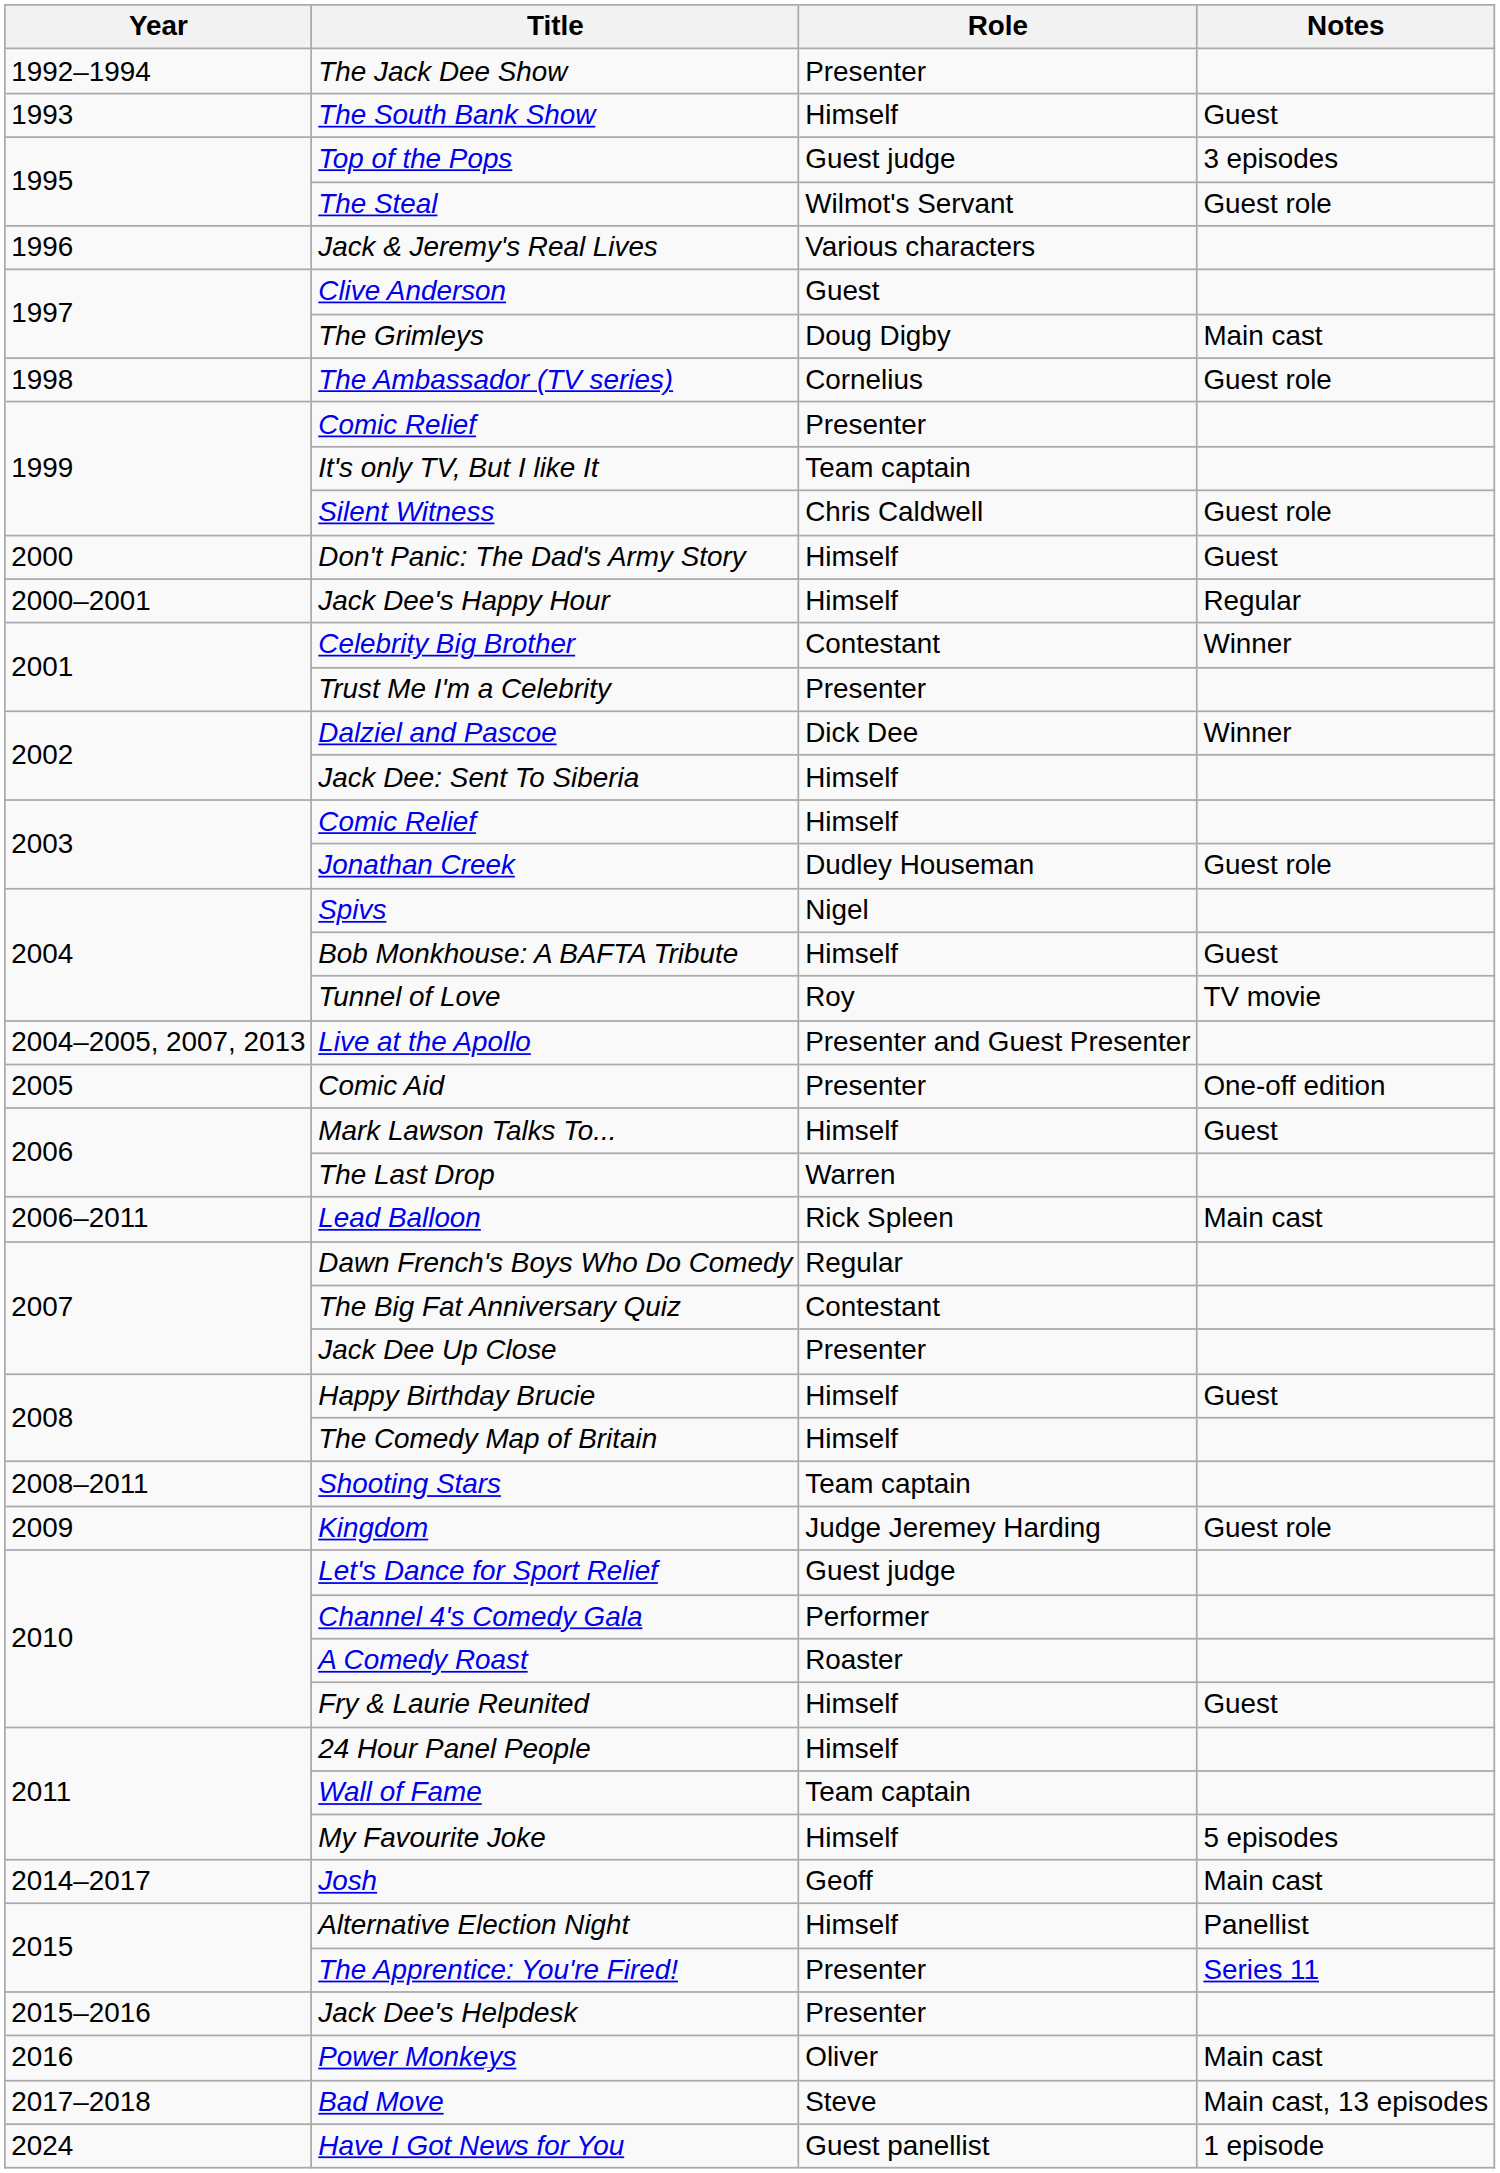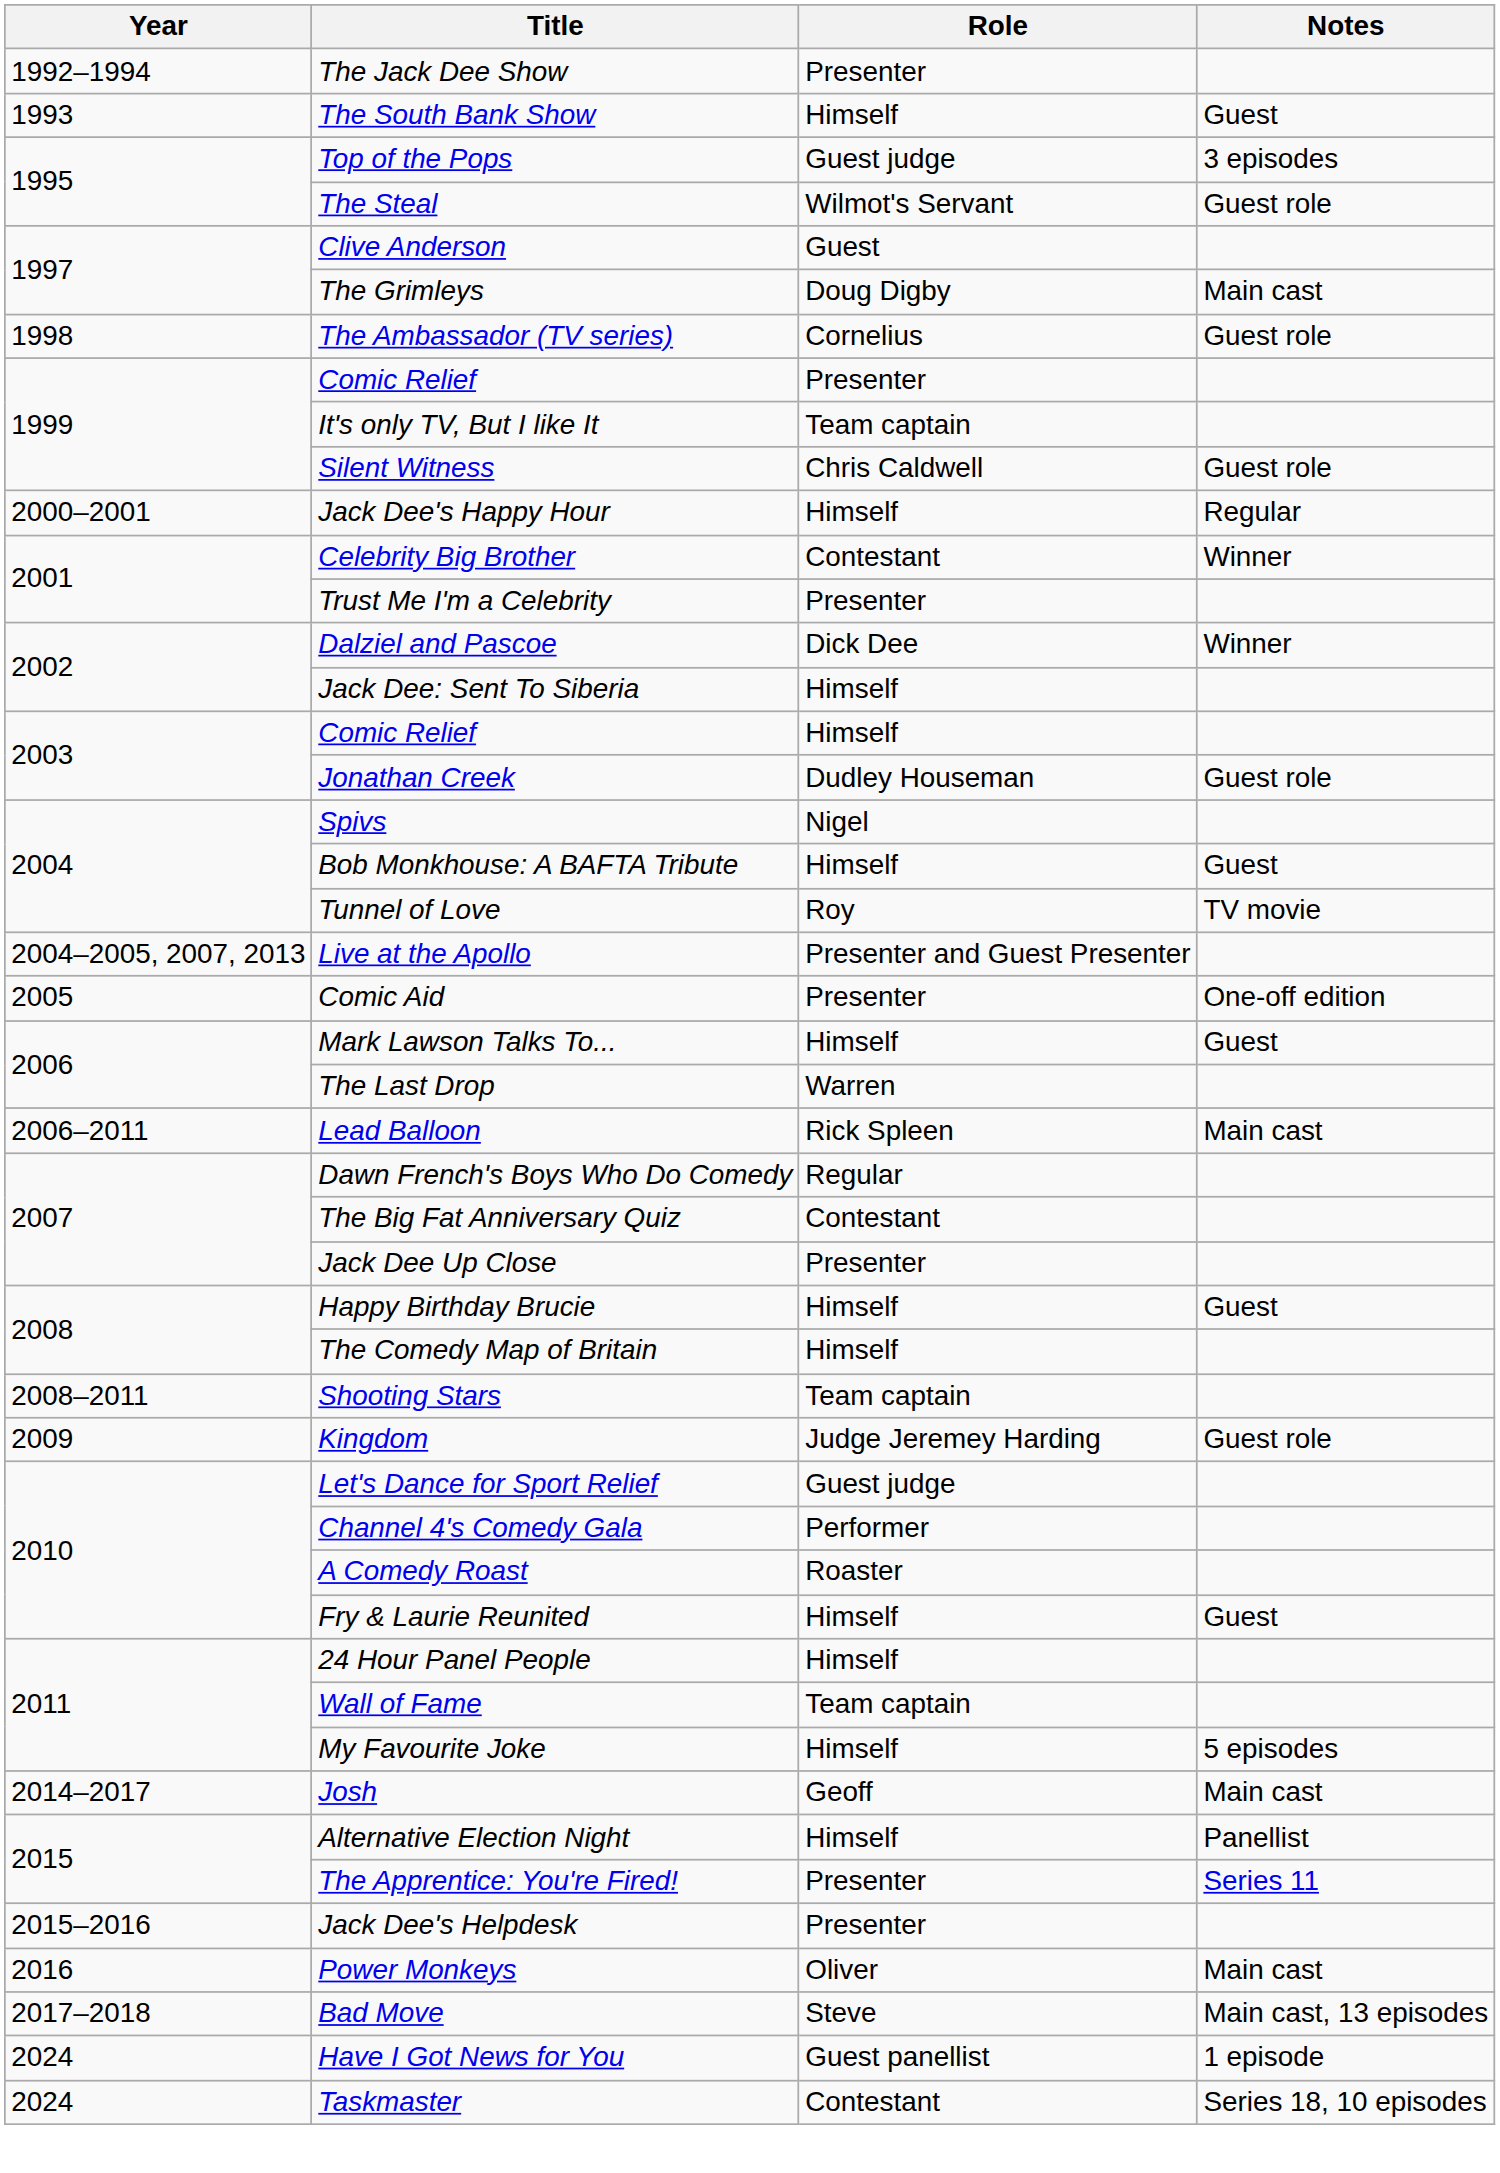- row: (42, 247)
- row: (42, 556)
+ row: (42, 2101)
